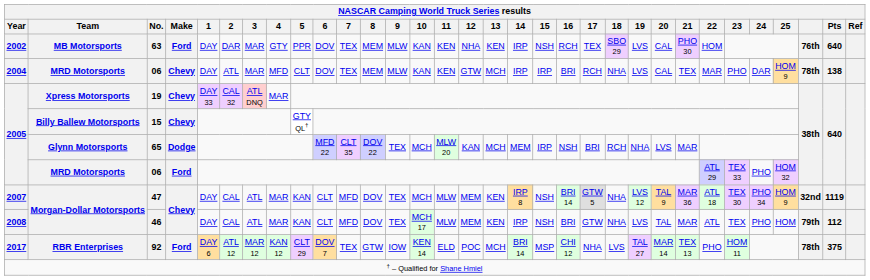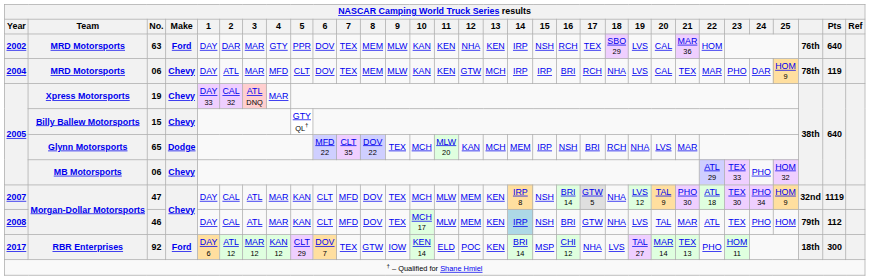(88, 46) MB Motorsports -> (88, 46) MRD Motorsports
(687, 46) PHO 30 -> (687, 46) MAR 36
(835, 71) 138 -> (835, 71) 119
(88, 172) MRD Motorsports -> (88, 172) MB Motorsports
(182, 172) Ford -> (182, 172) Chevy
(687, 197) MAR 36 -> (687, 197) PHO 30
(520, 222) no background -> (520, 222) lightblue background
(496, 247) MCH -> (496, 247) KEN
(811, 247) 78th -> (811, 247) 18th
(835, 247) 375 -> (835, 247) 300
